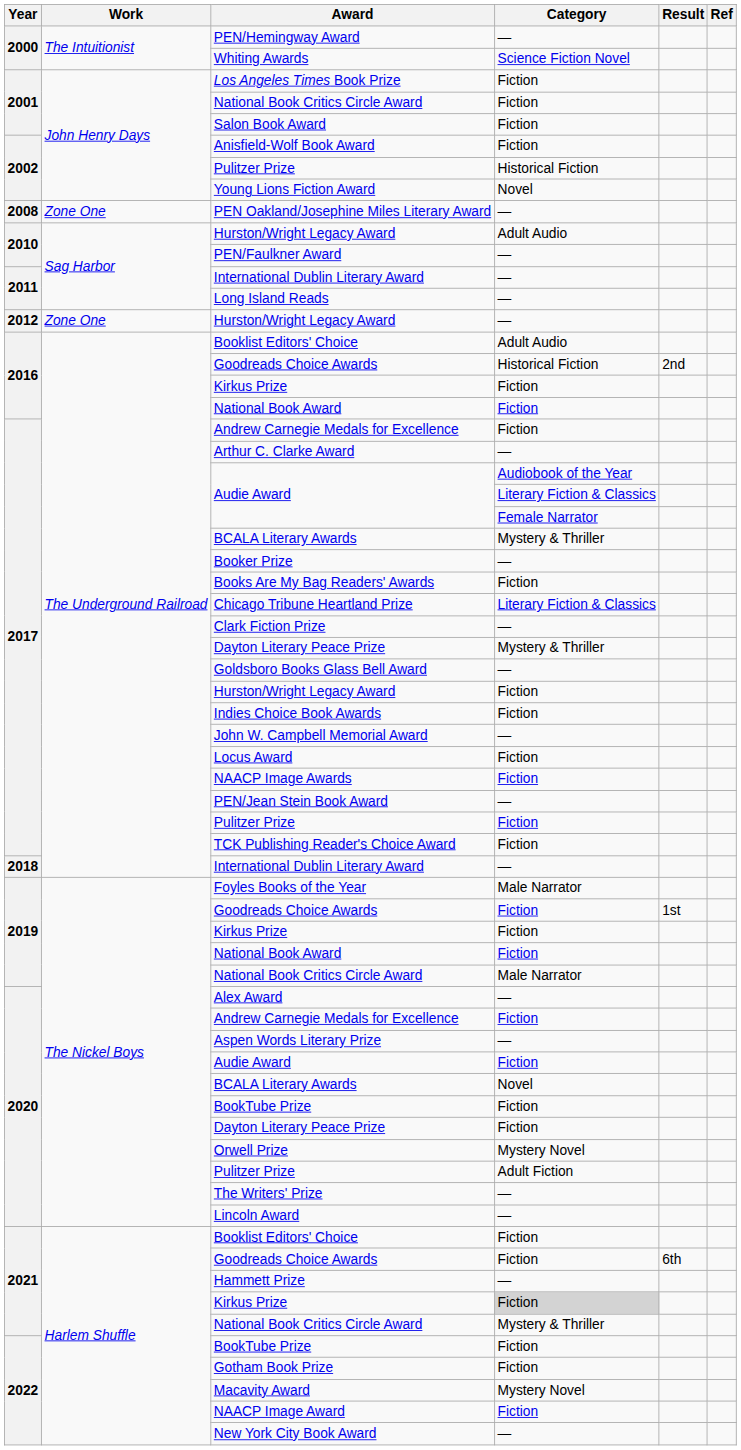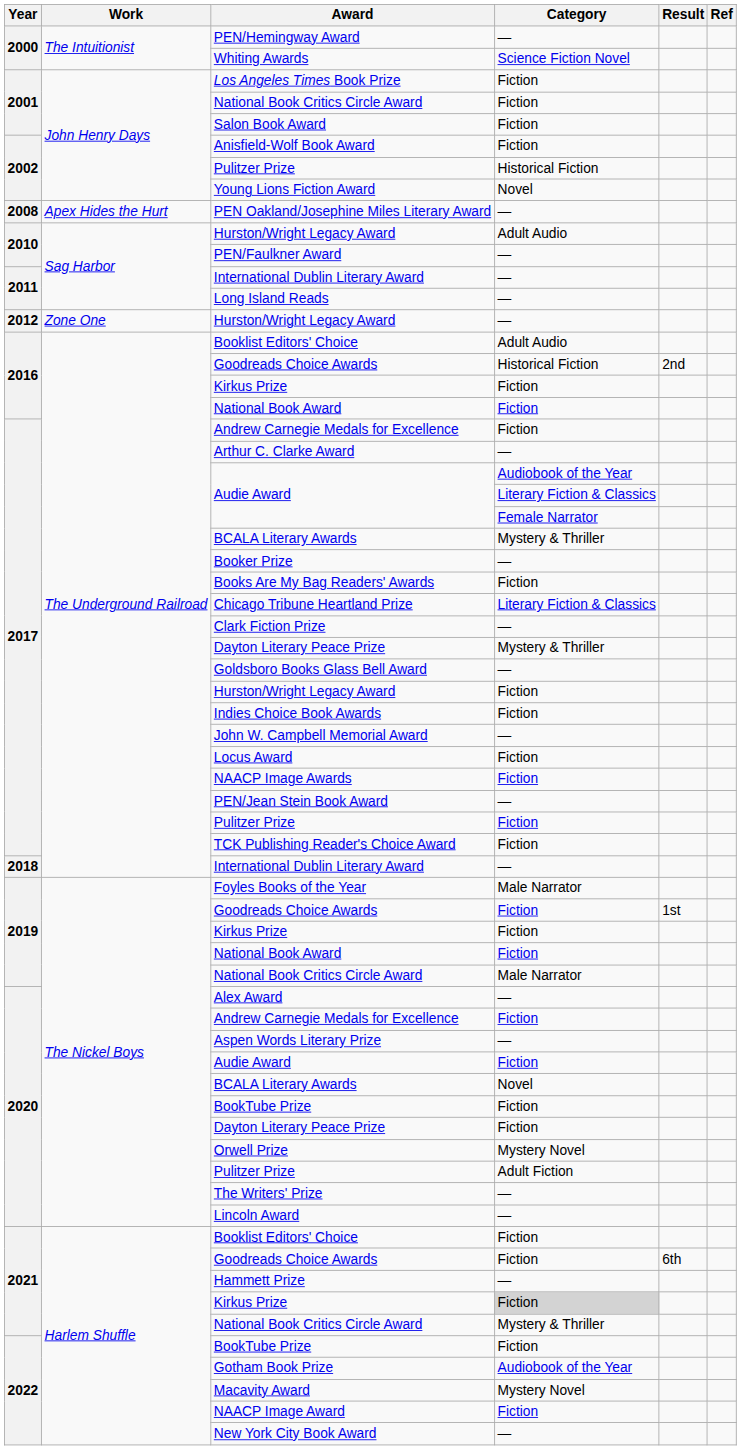(75, 211) Zone One -> (106, 211) Apex Hides the Hurt
(518, 1368) Fiction -> (565, 1368) Audiobook of the Year
